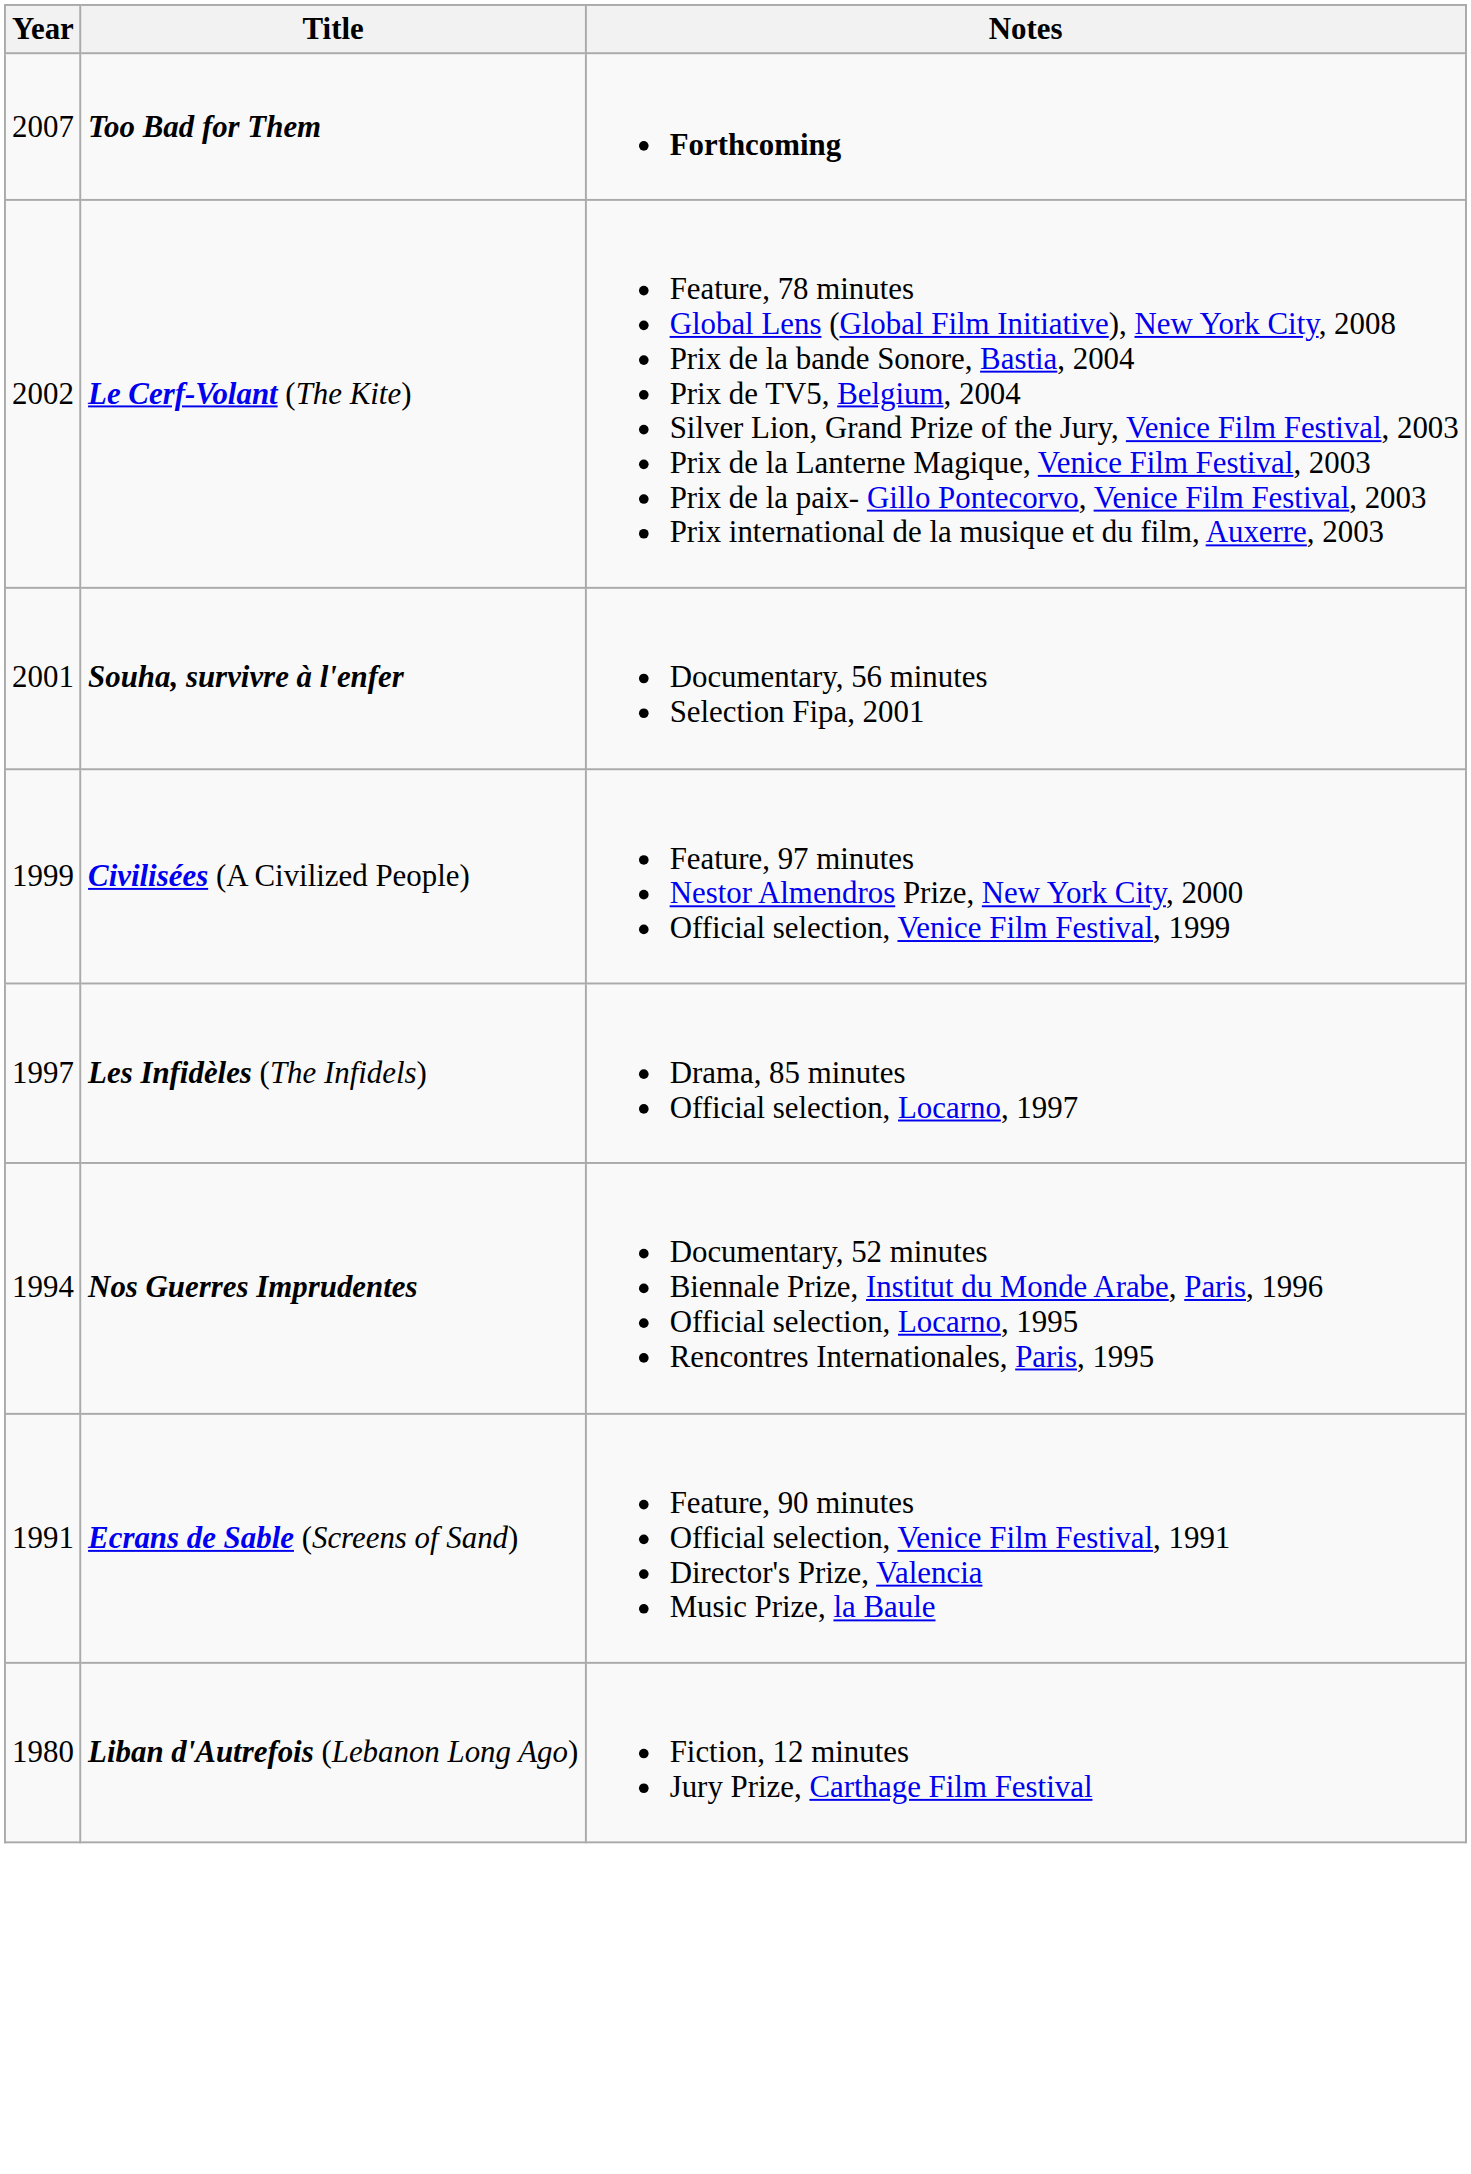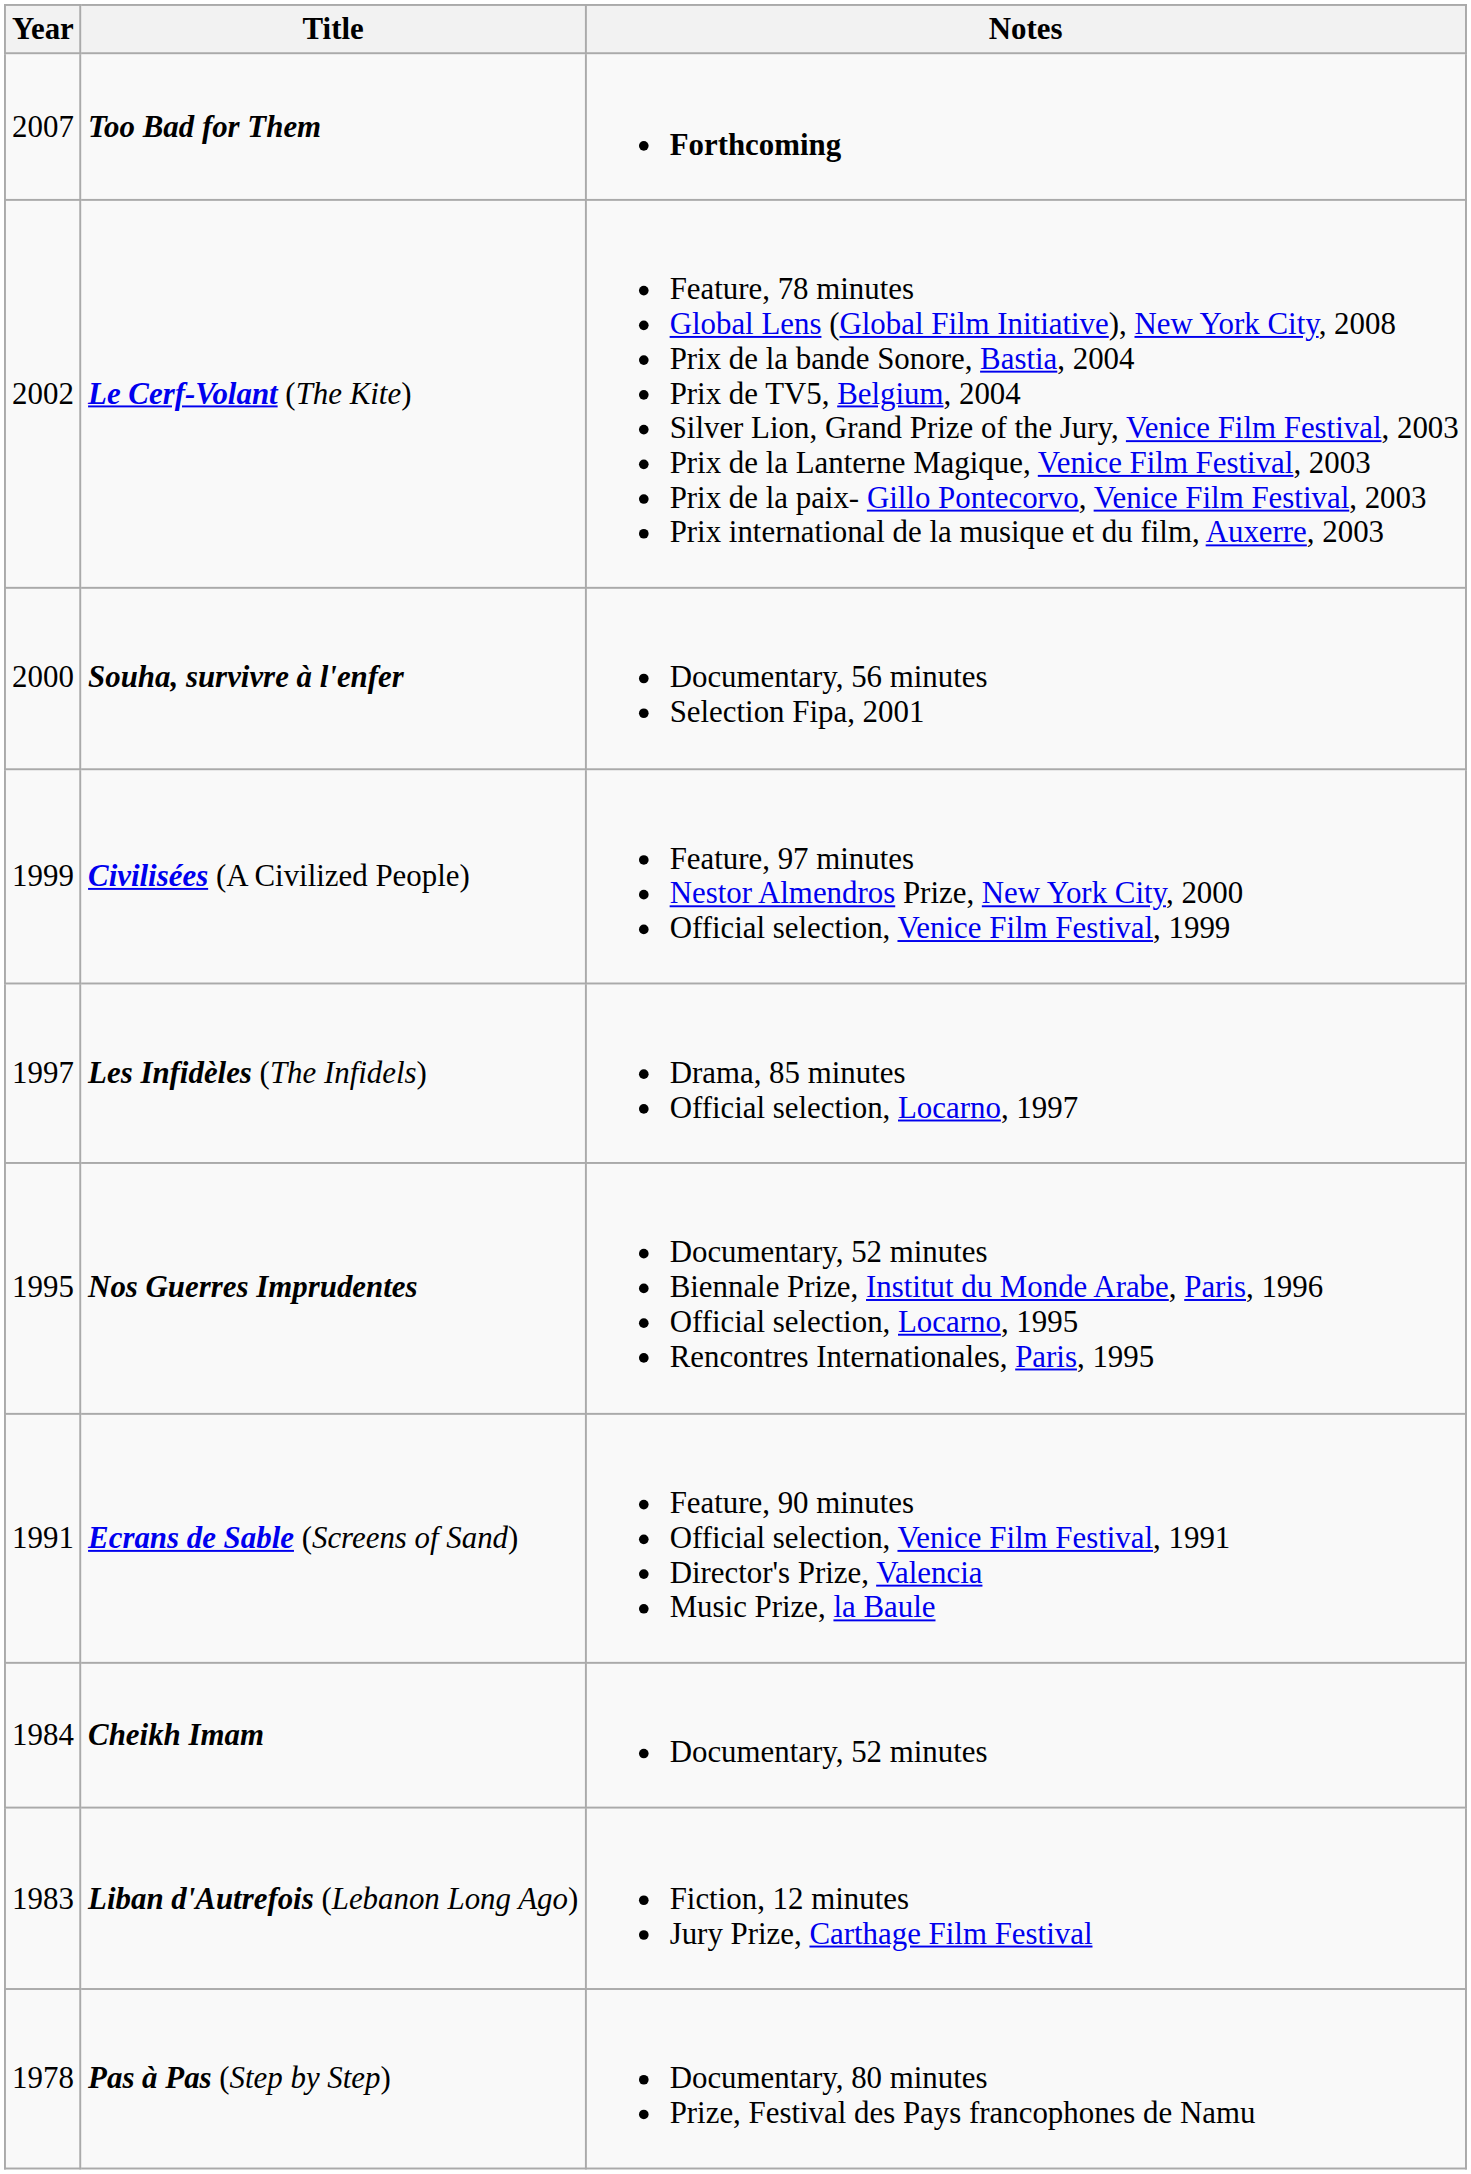(43, 677) 2001 -> (43, 677) 2000
(43, 1287) 1994 -> (43, 1287) 1995
+ row: (176, 1735)
(43, 1752) 1980 -> (43, 1897) 1983
+ row: (239, 2078)
